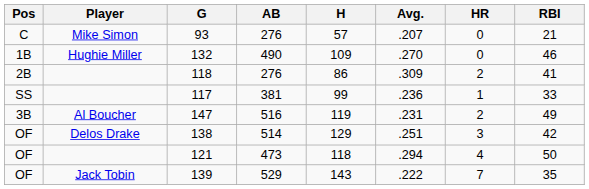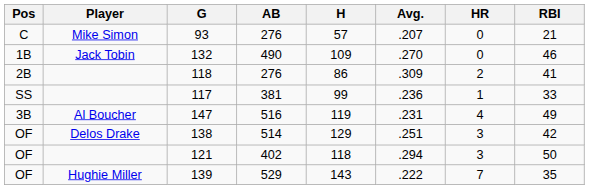(105, 54) Hughie Miller -> (105, 54) Jack Tobin
(480, 114) 2 -> (480, 114) 4
(271, 154) 473 -> (271, 154) 402
(480, 154) 4 -> (480, 154) 3
(105, 174) Jack Tobin -> (105, 174) Hughie Miller
